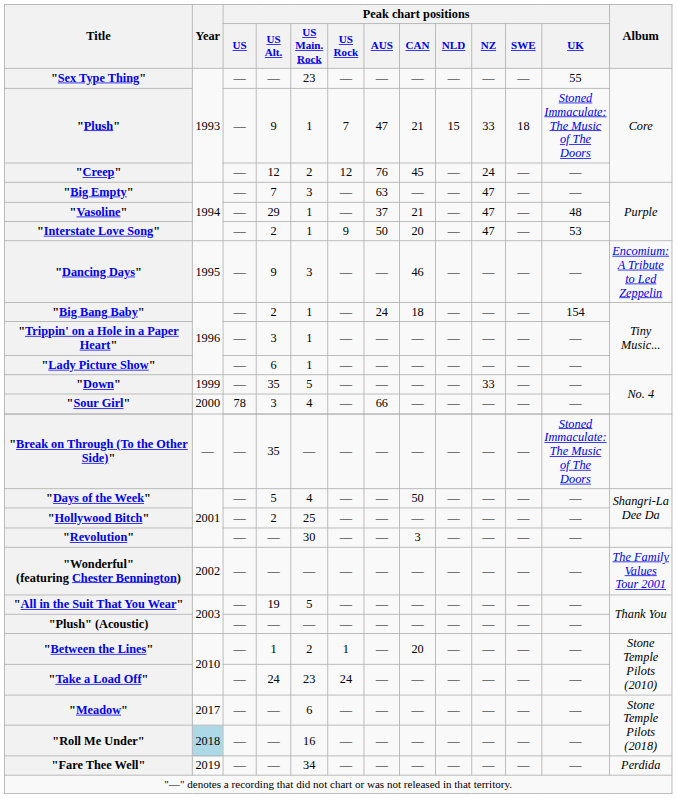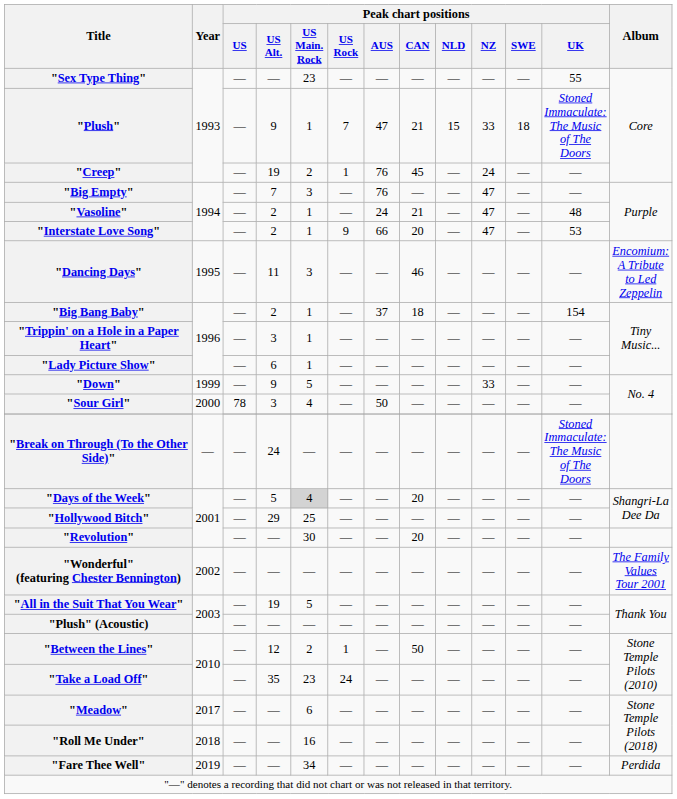(274, 172) 12 -> (274, 172) 19
(346, 172) 12 -> (346, 172) 1
(382, 192) 63 -> (382, 192) 76
(274, 211) 29 -> (274, 211) 2
(382, 211) 37 -> (382, 211) 24
(382, 231) 50 -> (382, 231) 66
(274, 271) 9 -> (274, 271) 11
(382, 312) 24 -> (382, 312) 37
(274, 384) 35 -> (274, 384) 9
(382, 404) 66 -> (382, 404) 50
(274, 451) 35 -> (274, 451) 24
(309, 498) no background -> (309, 498) lightgrey background
(418, 498) 50 -> (418, 498) 20
(274, 518) 2 -> (274, 518) 29
(418, 537) 3 -> (418, 537) 20
(274, 649) 1 -> (274, 649) 12
(418, 649) 20 -> (418, 649) 50
(274, 679) 24 -> (274, 679) 35
(208, 740) lightblue background -> (208, 740) no background
